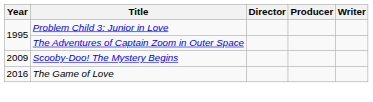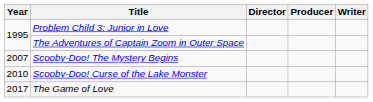(17, 58) 2009 -> (17, 58) 2007
+ row: (120, 74)
(17, 74) 2016 -> (17, 89) 2017
